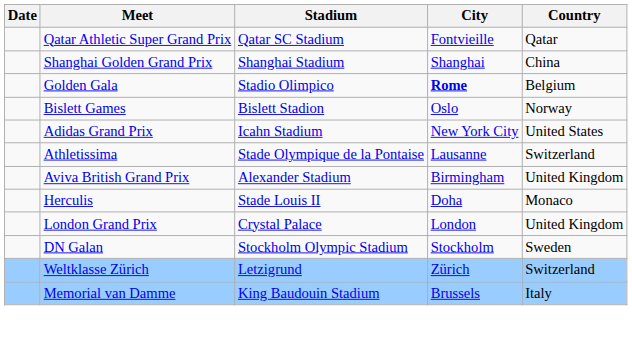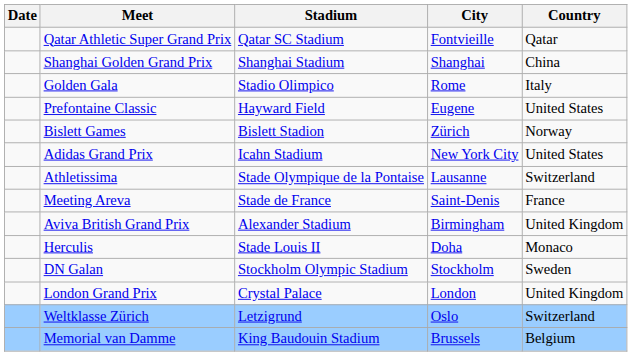(449, 85) bold -> (448, 85) normal
(550, 85) Belgium -> (539, 85) Italy
+ row: (100, 108)
(444, 108) Oslo -> (450, 131) Zürich
+ row: (87, 200)
rows swapped: (73, 246) <-> (100, 223)
(450, 270) Zürich -> (444, 316) Oslo
(539, 293) Italy -> (550, 339) Belgium
